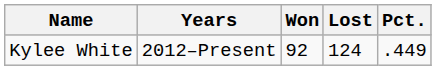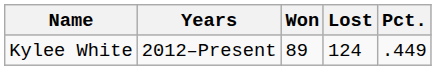(297, 50) 92 -> (297, 50) 89
